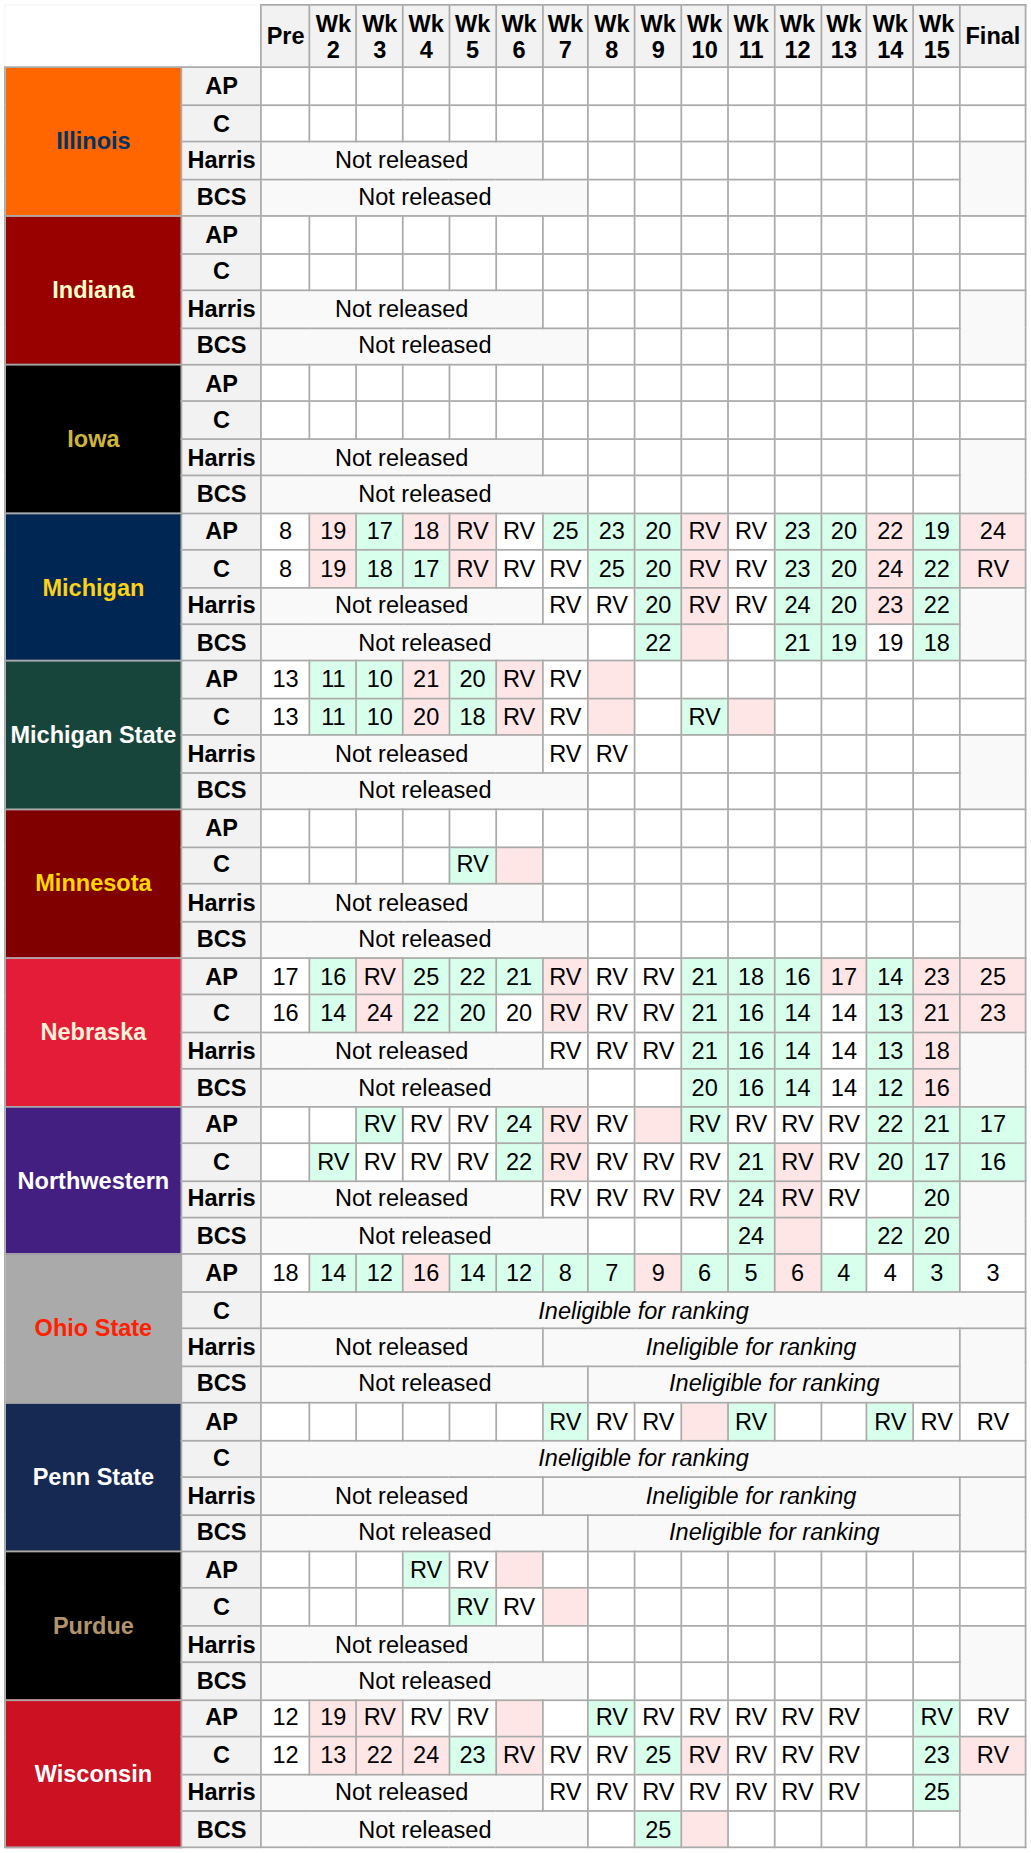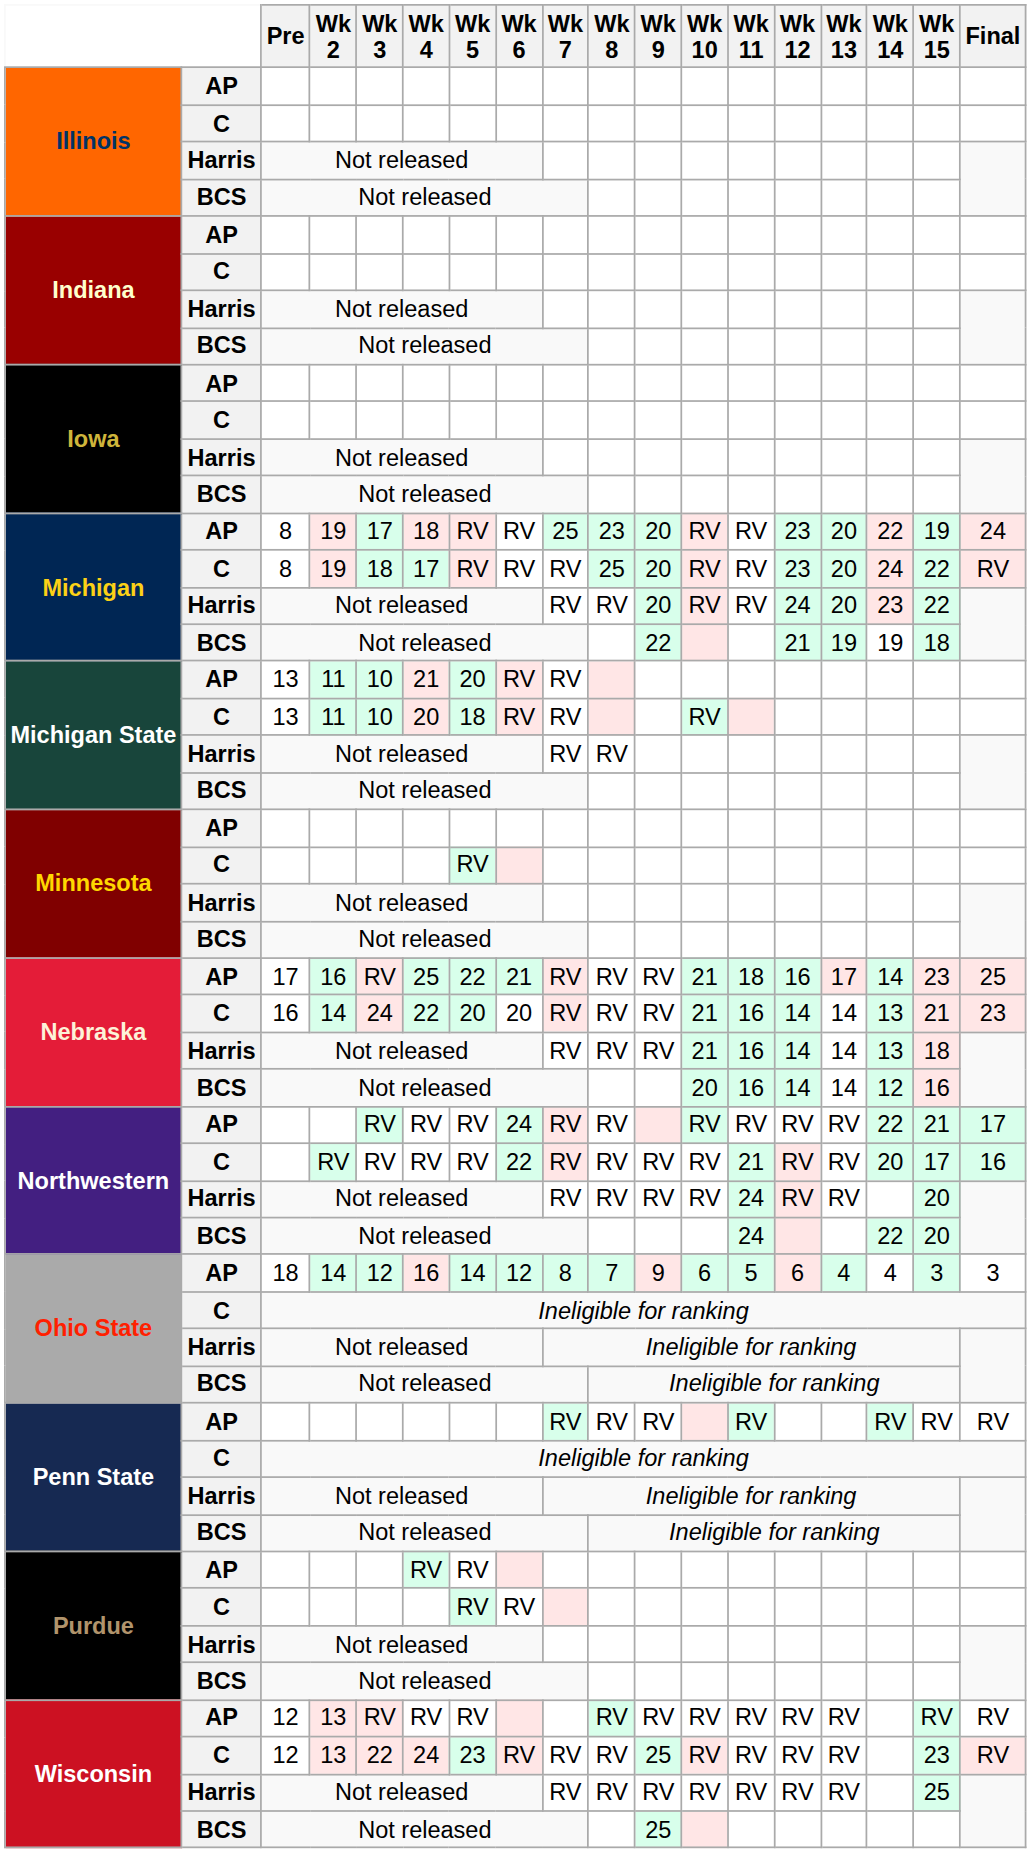(333, 1718) 19 -> (333, 1718) 13
